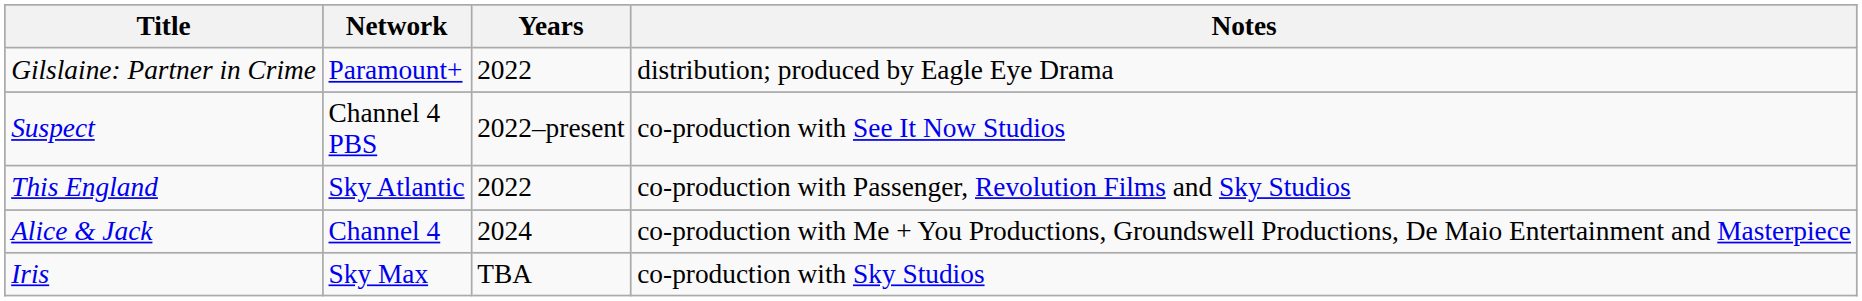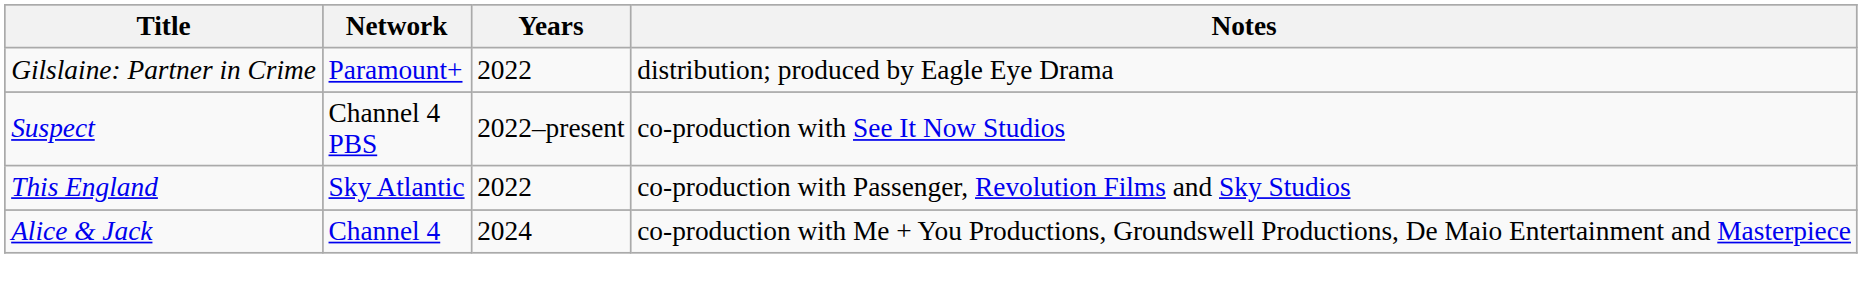- row: (30, 273)
